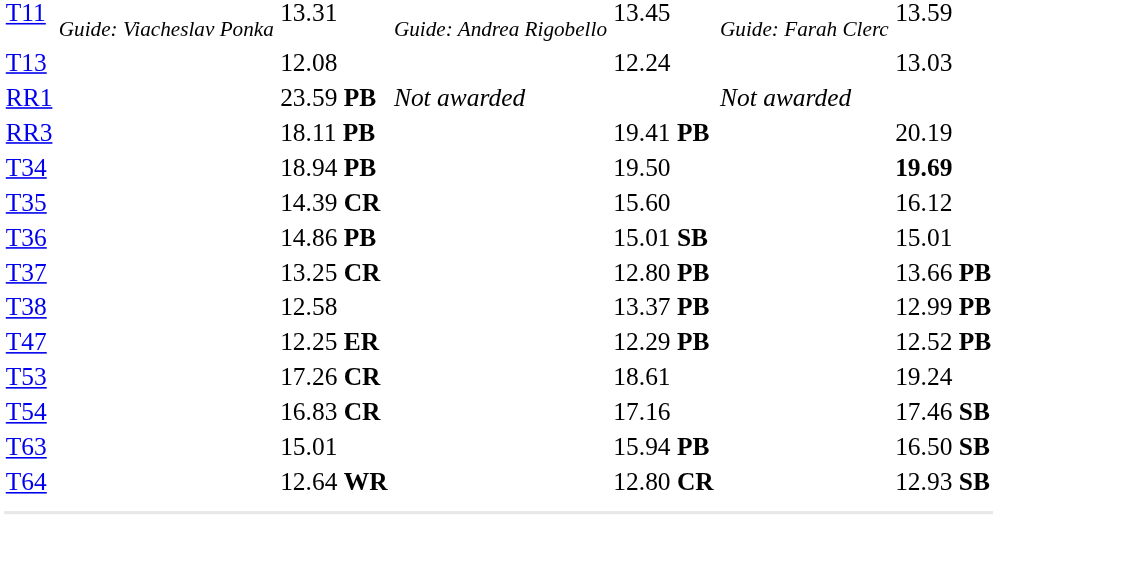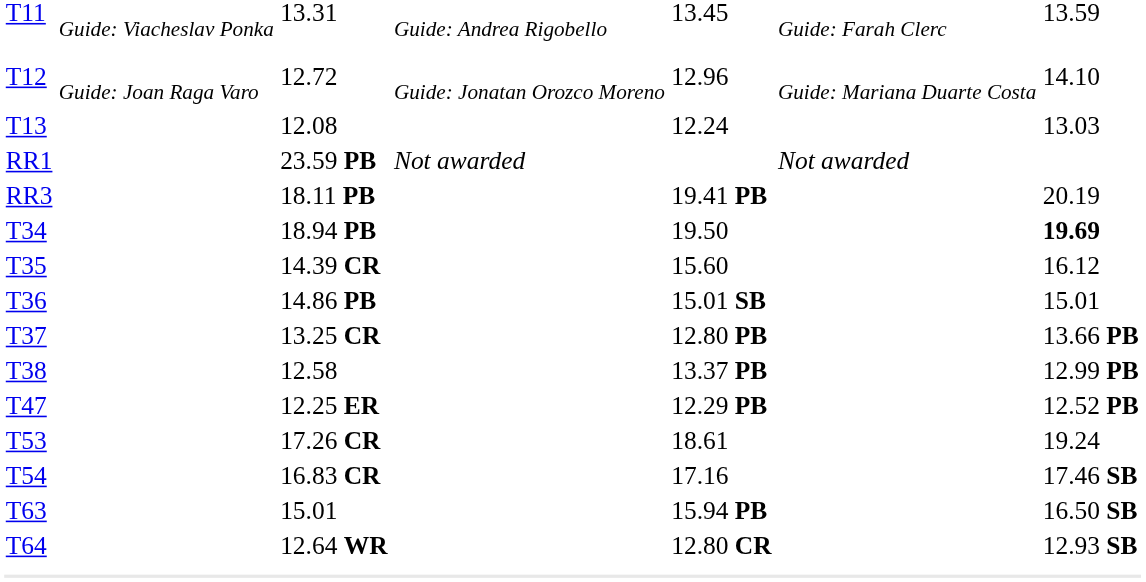+ row: (26, 76)
